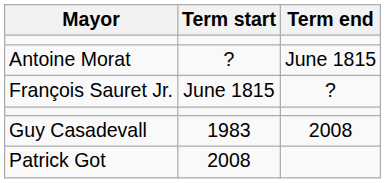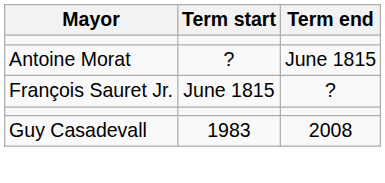- row: (57, 161)
